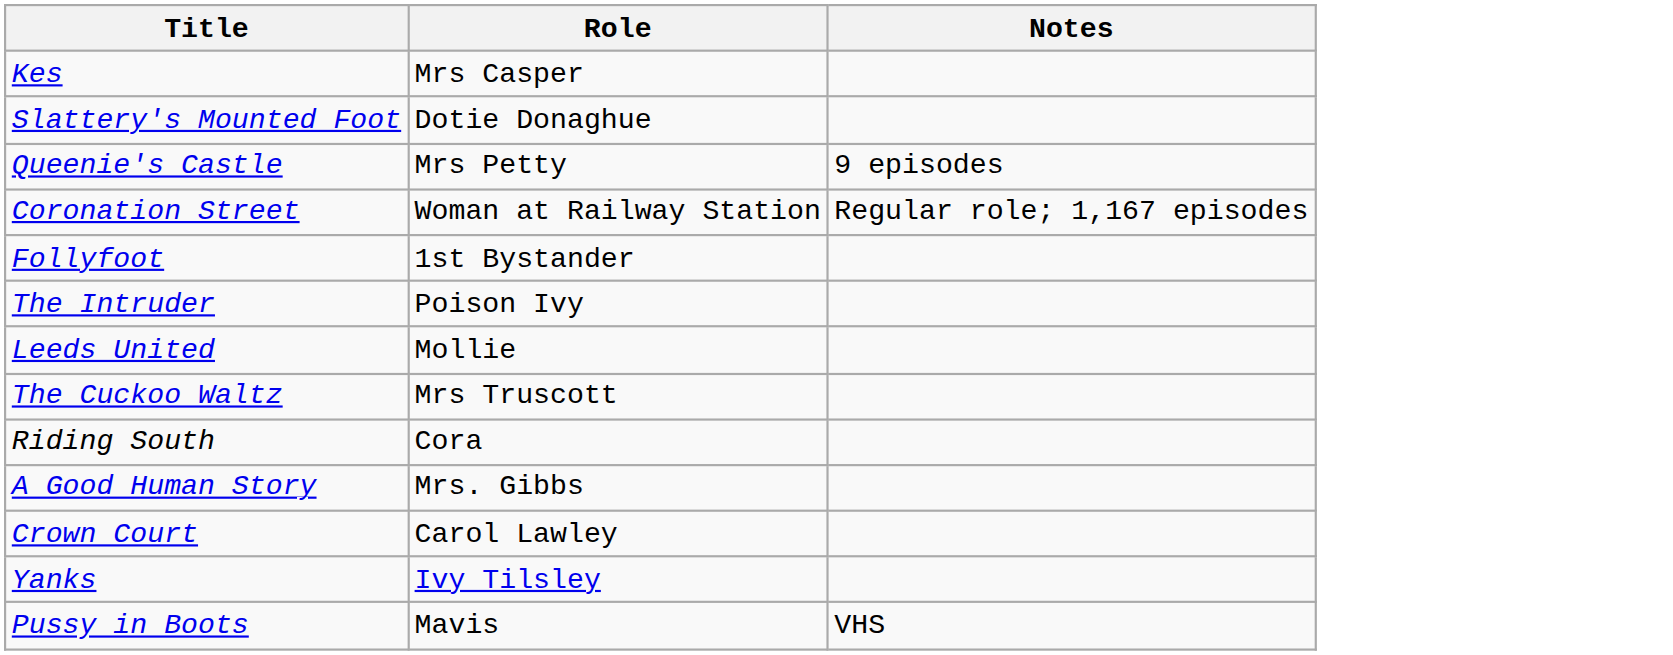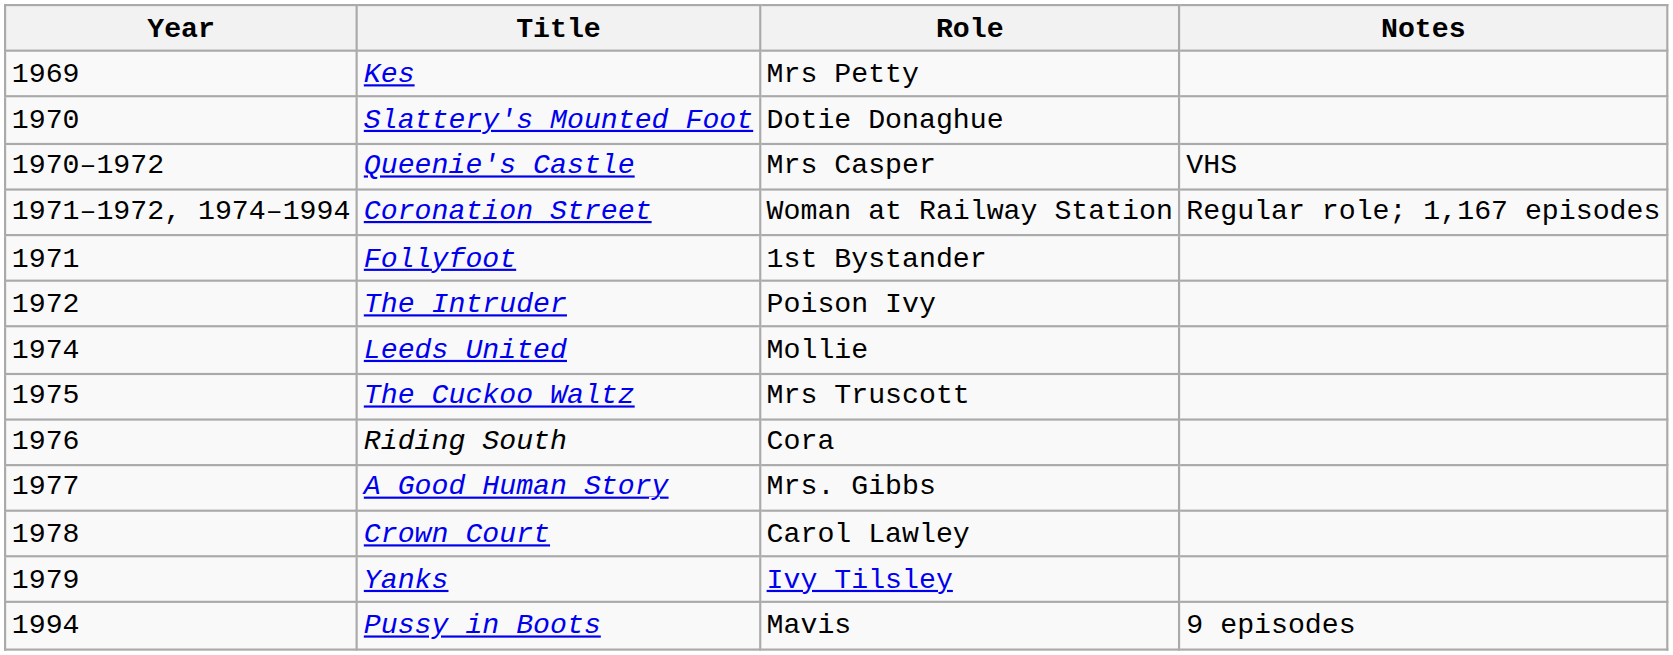+ column: (181, 28)
(499, 74) Mrs Casper -> (843, 74) Mrs Petty
(491, 166) Mrs Petty -> (851, 166) Mrs Casper
(919, 166) 9 episodes -> (1212, 166) VHS
(860, 626) VHS -> (1271, 626) 9 episodes
